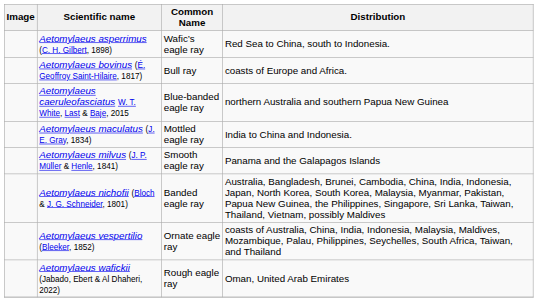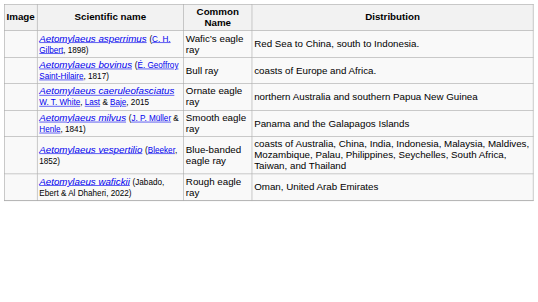(191, 102) Blue-banded eagle ray -> (214, 97) Ornate eagle ray
- row: (97, 134)
- row: (97, 198)
(192, 241) Ornate eagle ray -> (214, 155) Blue-banded eagle ray
